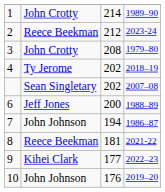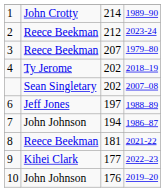(51, 50) John Crotty -> (61, 50) Reece Beekman
(112, 50) 208 -> (112, 50) 207
(112, 104) 200 -> (112, 104) 197
